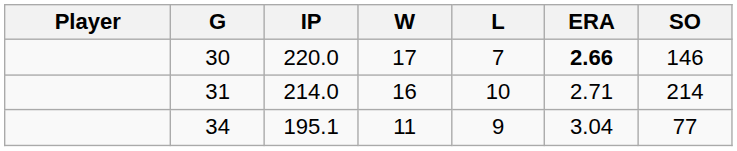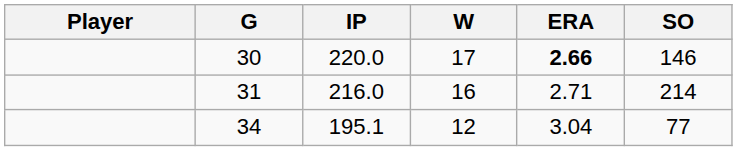- column: (498, 22)
(311, 92) 214.0 -> (356, 92) 216.0
(405, 127) 11 -> (464, 127) 12
